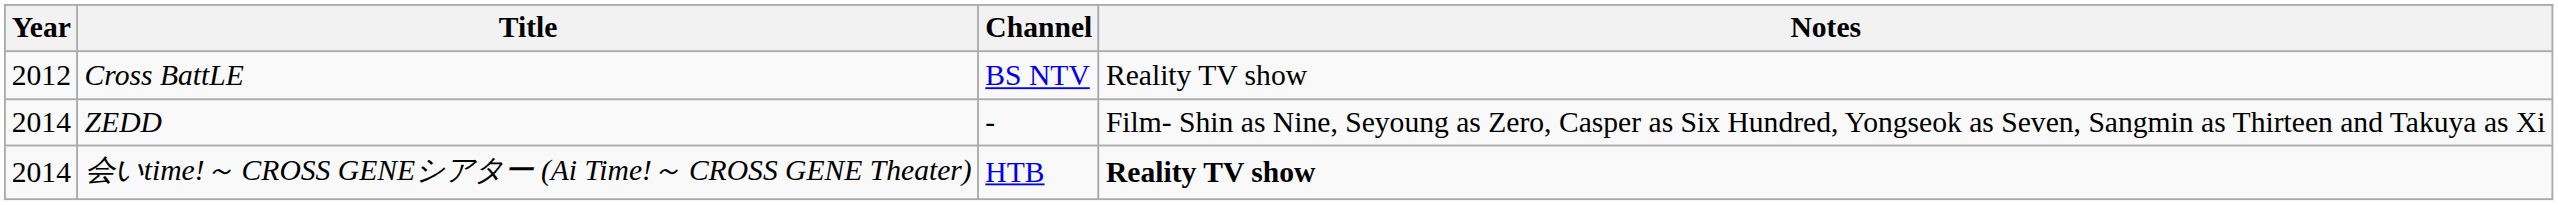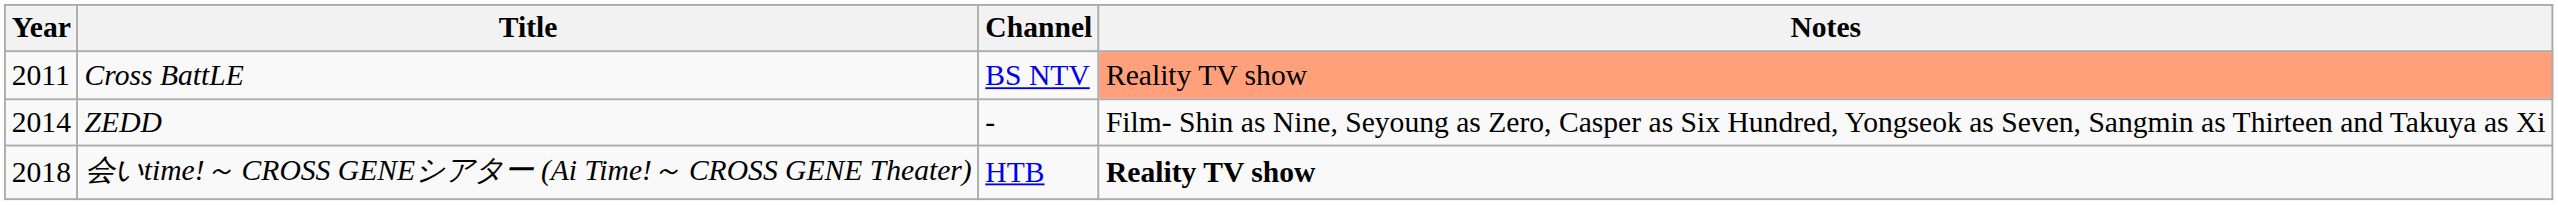(41, 74) 2012 -> (41, 74) 2011
(1206, 74) no background -> (1206, 74) lightsalmon background
(41, 171) 2014 -> (41, 171) 2018
